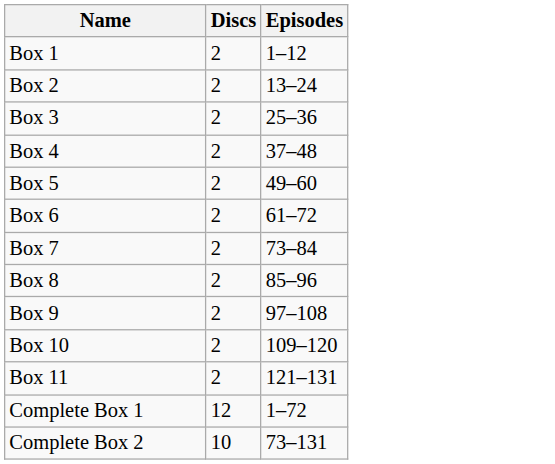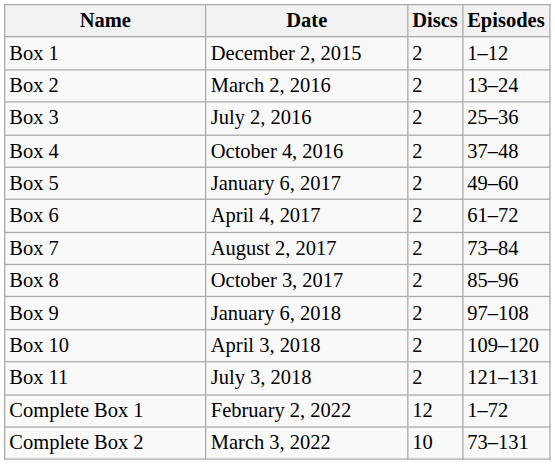+ column: (307, 20)
